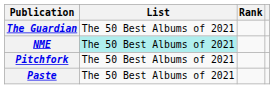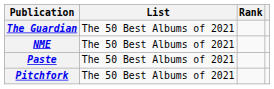(158, 44) paleturquoise background -> (158, 44) no background
rows swapped: (42, 76) <-> (42, 60)
